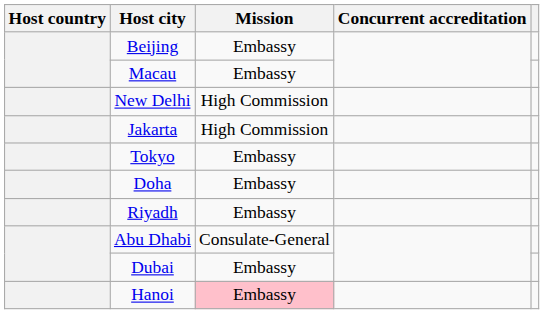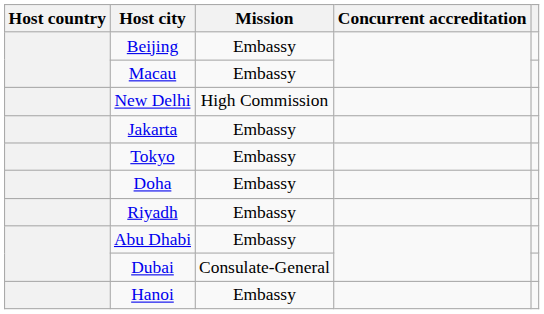(264, 128) High Commission -> (264, 128) Embassy
(264, 239) Consulate-General -> (264, 239) Embassy
(264, 267) Embassy -> (264, 267) Consulate-General
(264, 294) pink background -> (264, 294) no background
